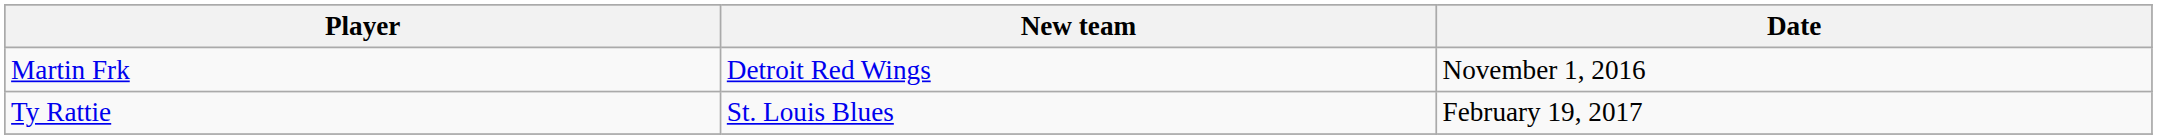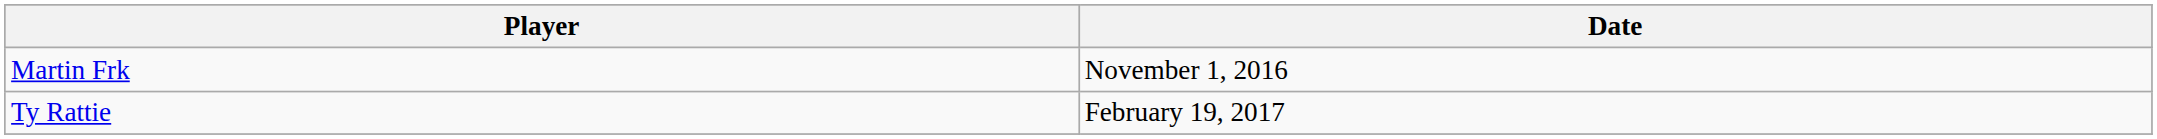- column: (1078, 26)
